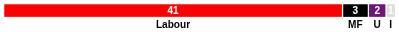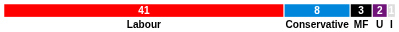+ column: (317, 10)
